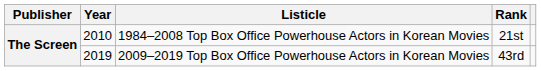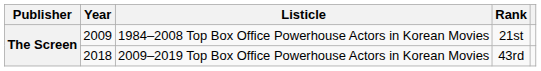(98, 35) 2010 -> (98, 35) 2009
(98, 55) 2019 -> (98, 55) 2018
